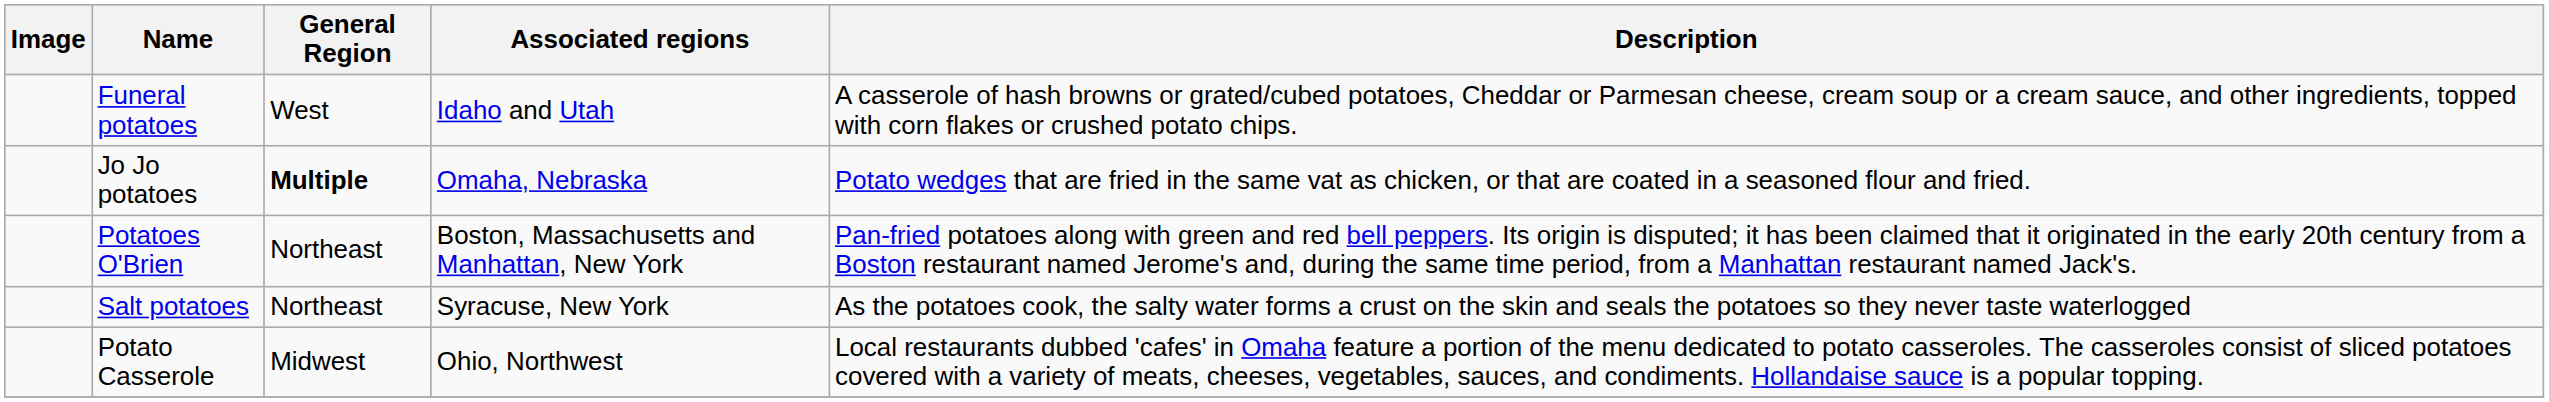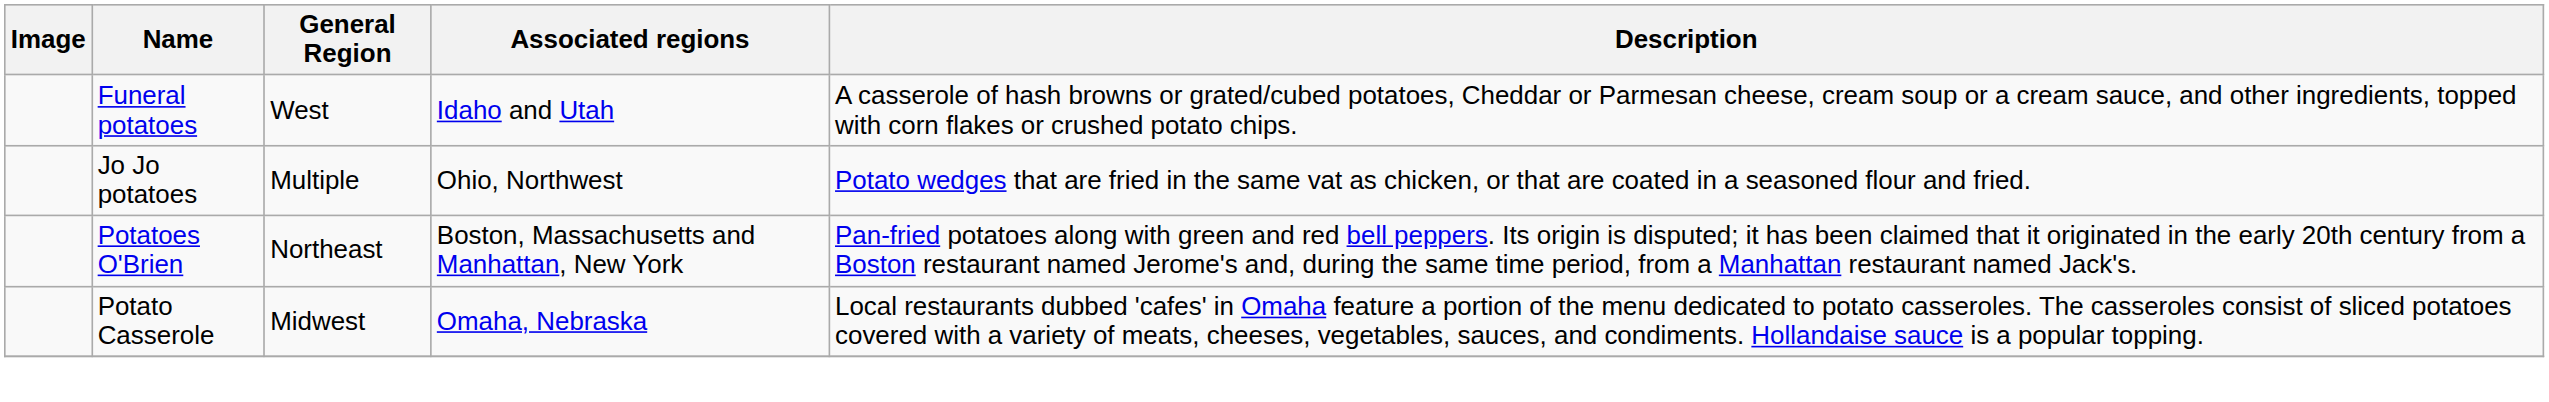(319, 180) bold -> (315, 180) normal
(542, 180) Omaha, Nebraska -> (530, 180) Ohio, Northwest
- row: (173, 306)
(530, 361) Ohio, Northwest -> (542, 320) Omaha, Nebraska
